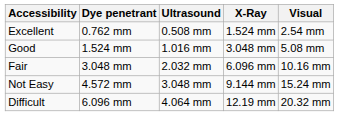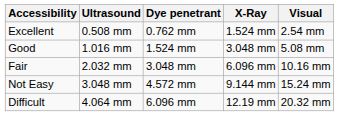columns swapped: (191, 13) <-> (119, 13)
